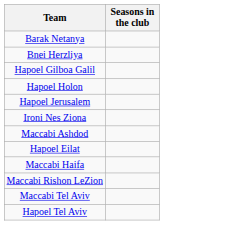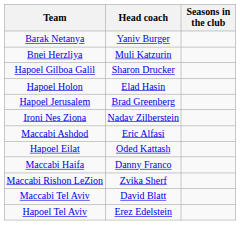+ column: (143, 17)
